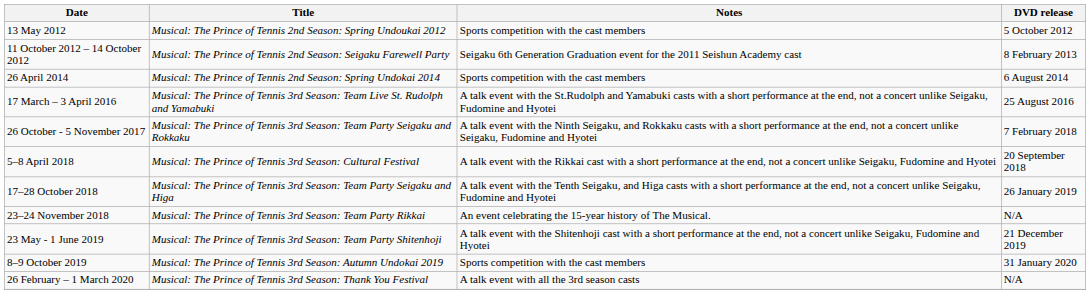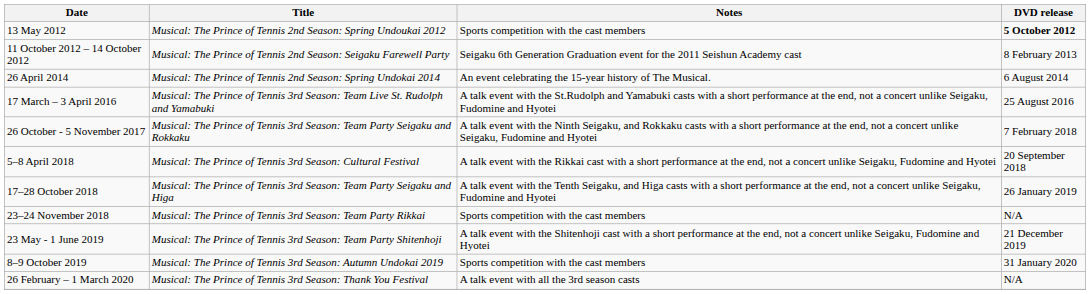(1038, 30) normal -> (1040, 30) bold
(553, 78) Sports competition with the cast members -> (585, 78) An event celebrating the 15-year history of The Musical.
(585, 215) An event celebrating the 15-year history of The Musical. -> (553, 215) Sports competition with the cast members
